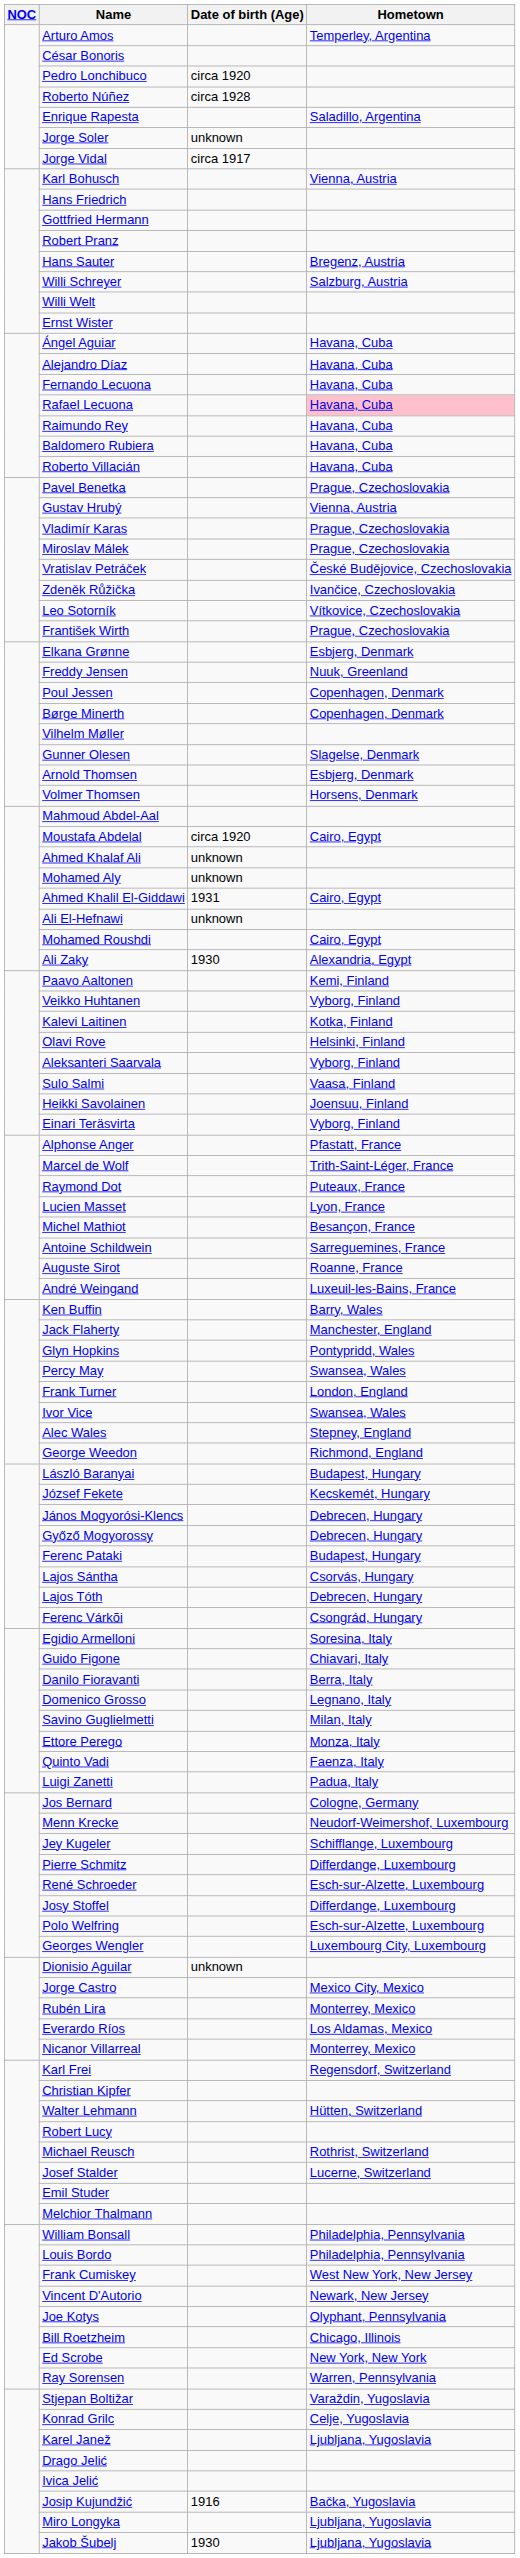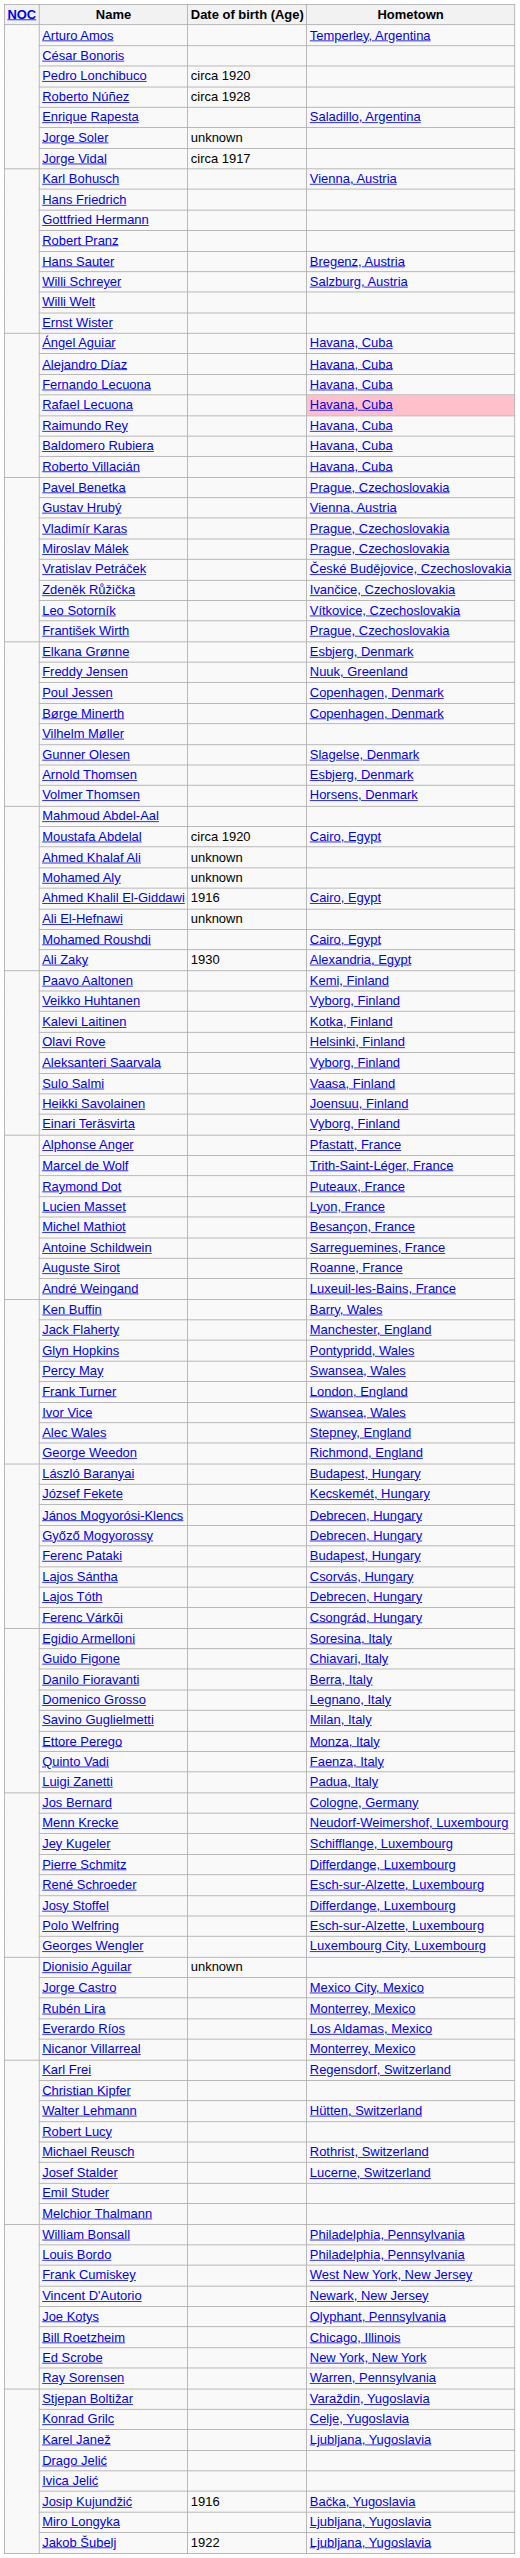(205, 898) 1931 -> (205, 898) 1916
(205, 2542) 1930 -> (205, 2542) 1922
